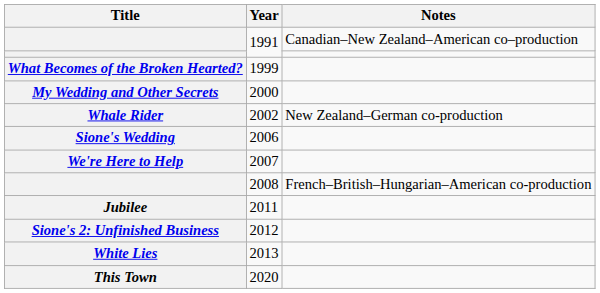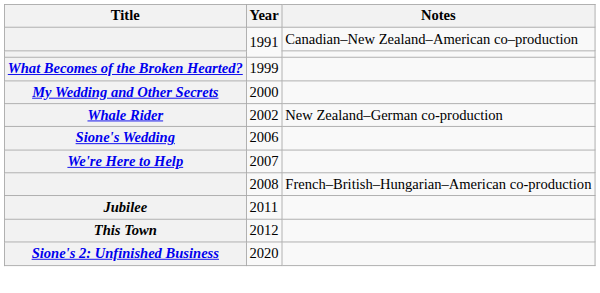(125, 230) Sione's 2: Unfinished Business -> (125, 230) This Town
- row: (264, 253)
(125, 276) This Town -> (125, 253) Sione's 2: Unfinished Business
